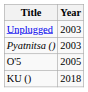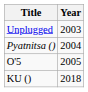(71, 45) 2003 -> (71, 45) 2004
